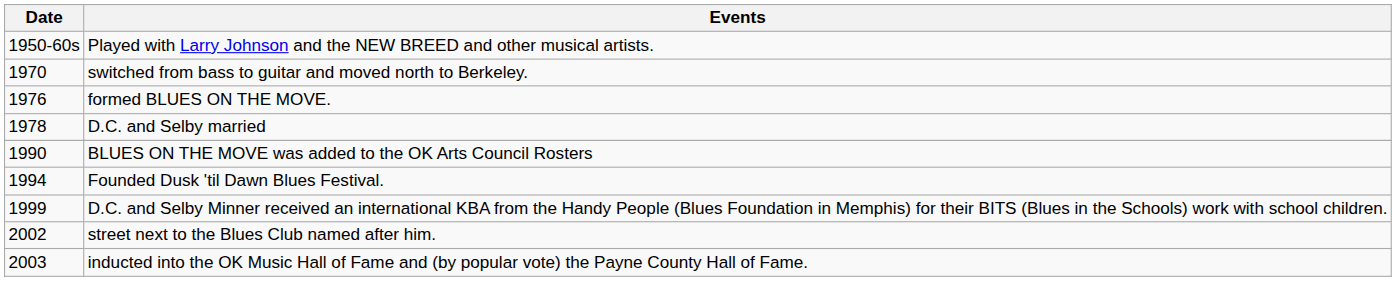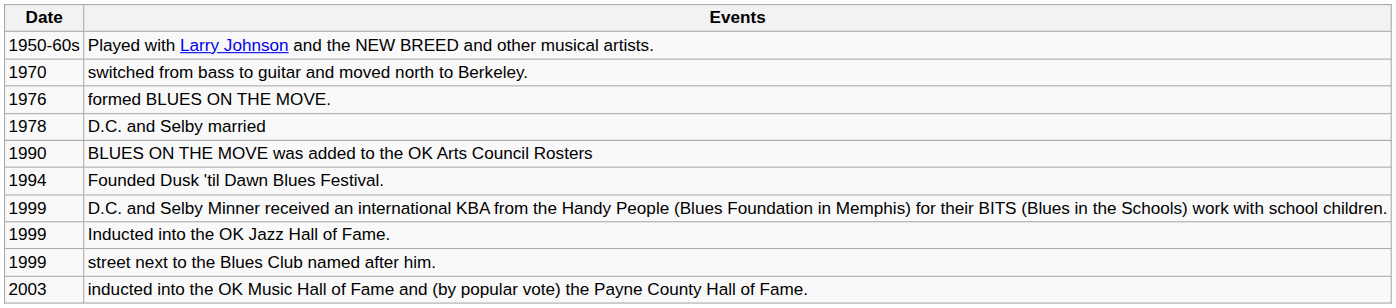+ row: (239, 235)
(28, 235) 2002 -> (28, 262) 1999
